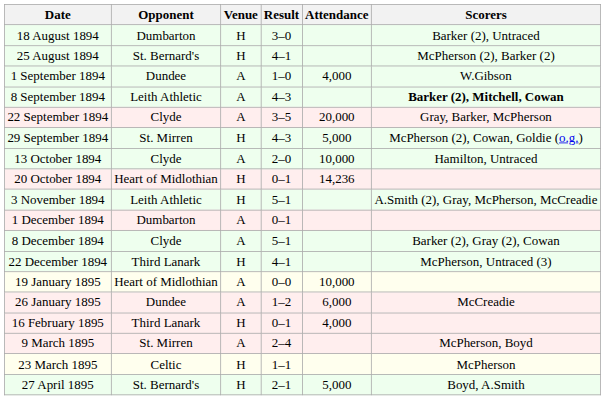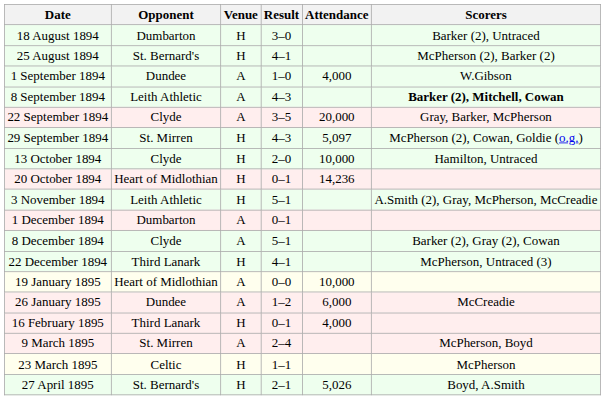(337, 138) 5,000 -> (337, 138) 5,097
(241, 158) A -> (241, 158) H
(337, 384) 5,000 -> (337, 384) 5,026
